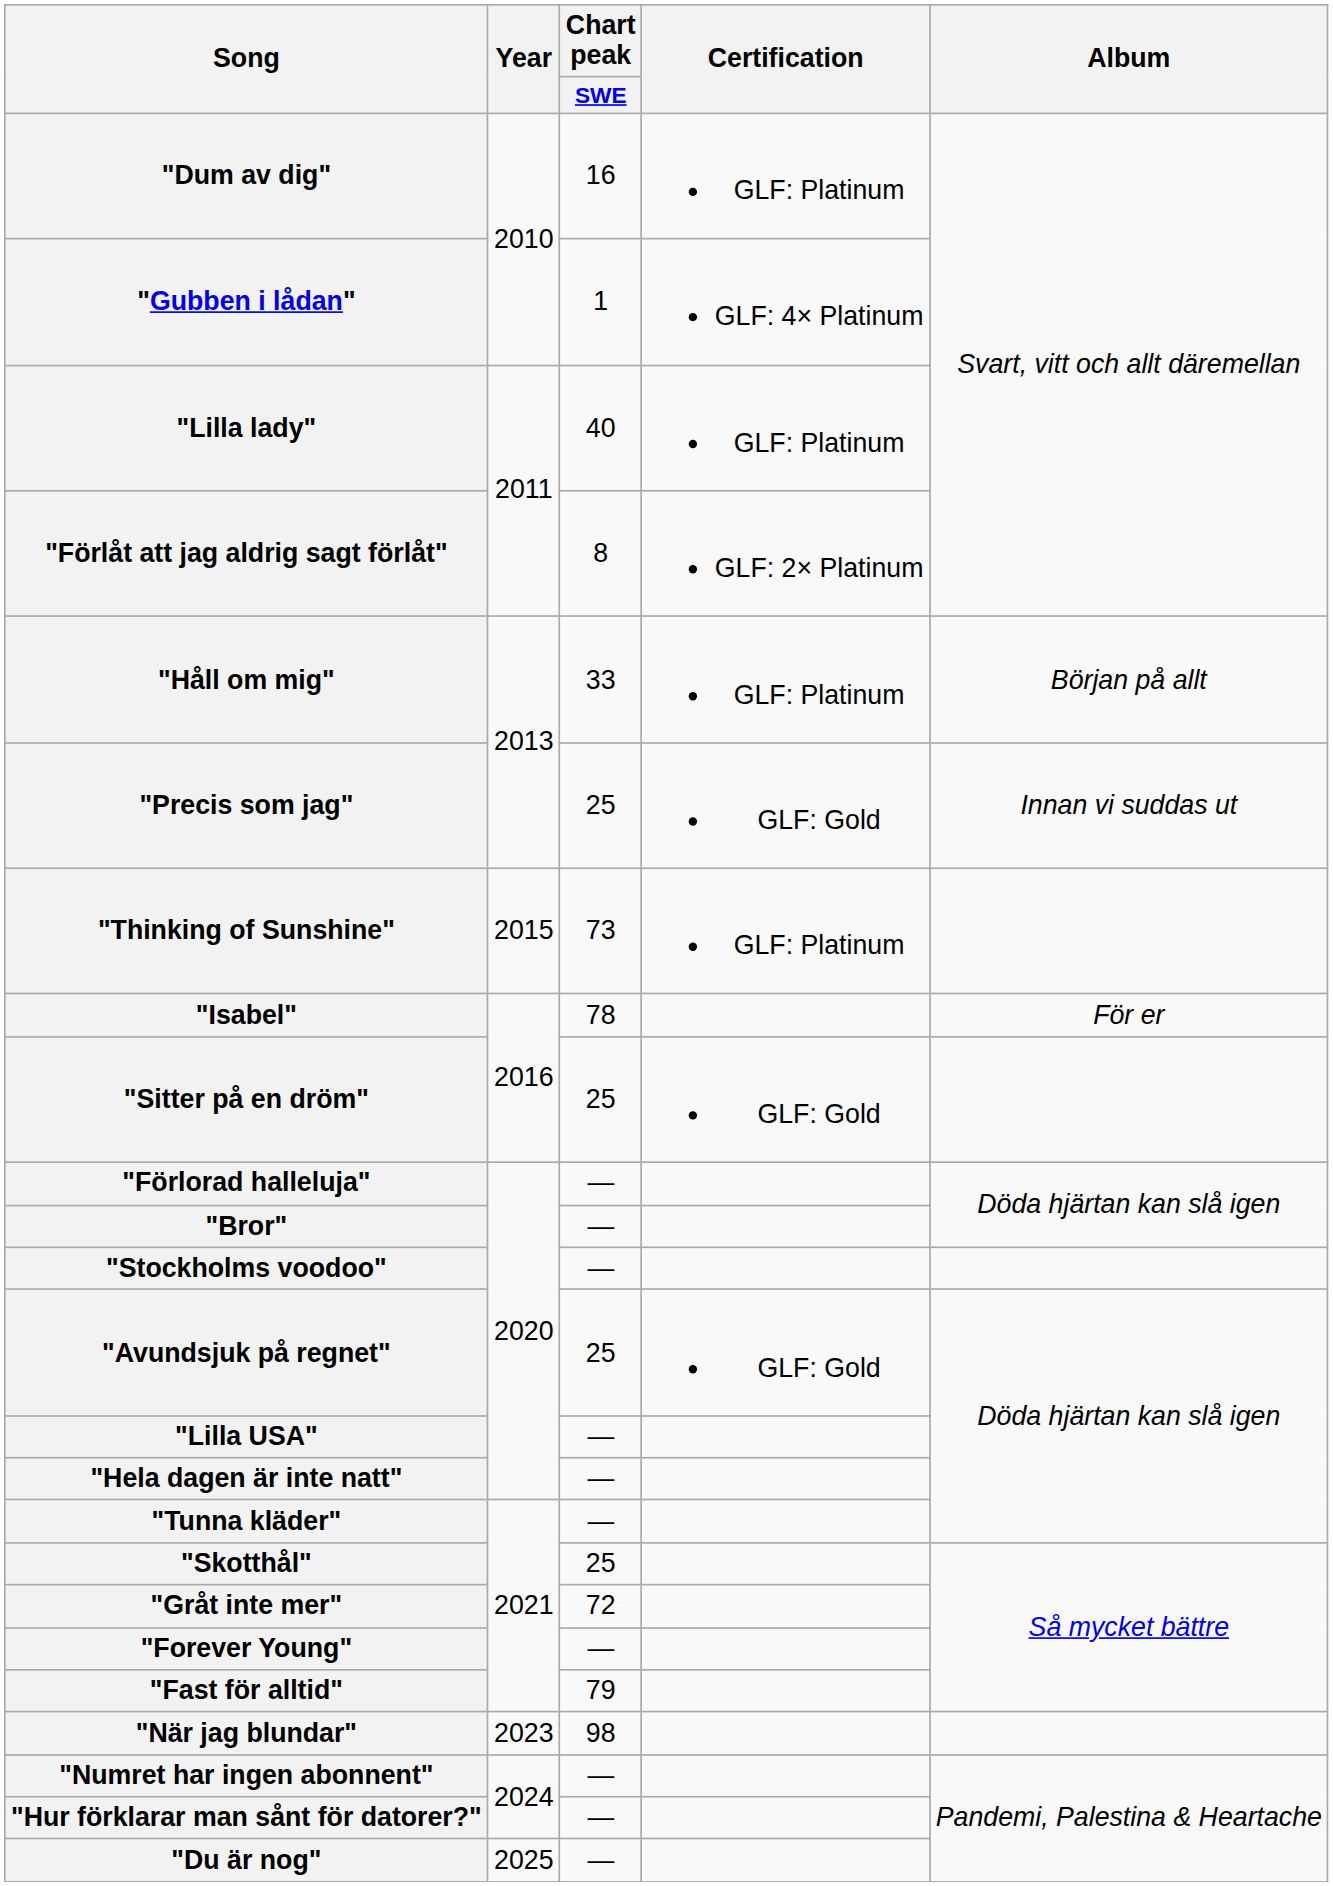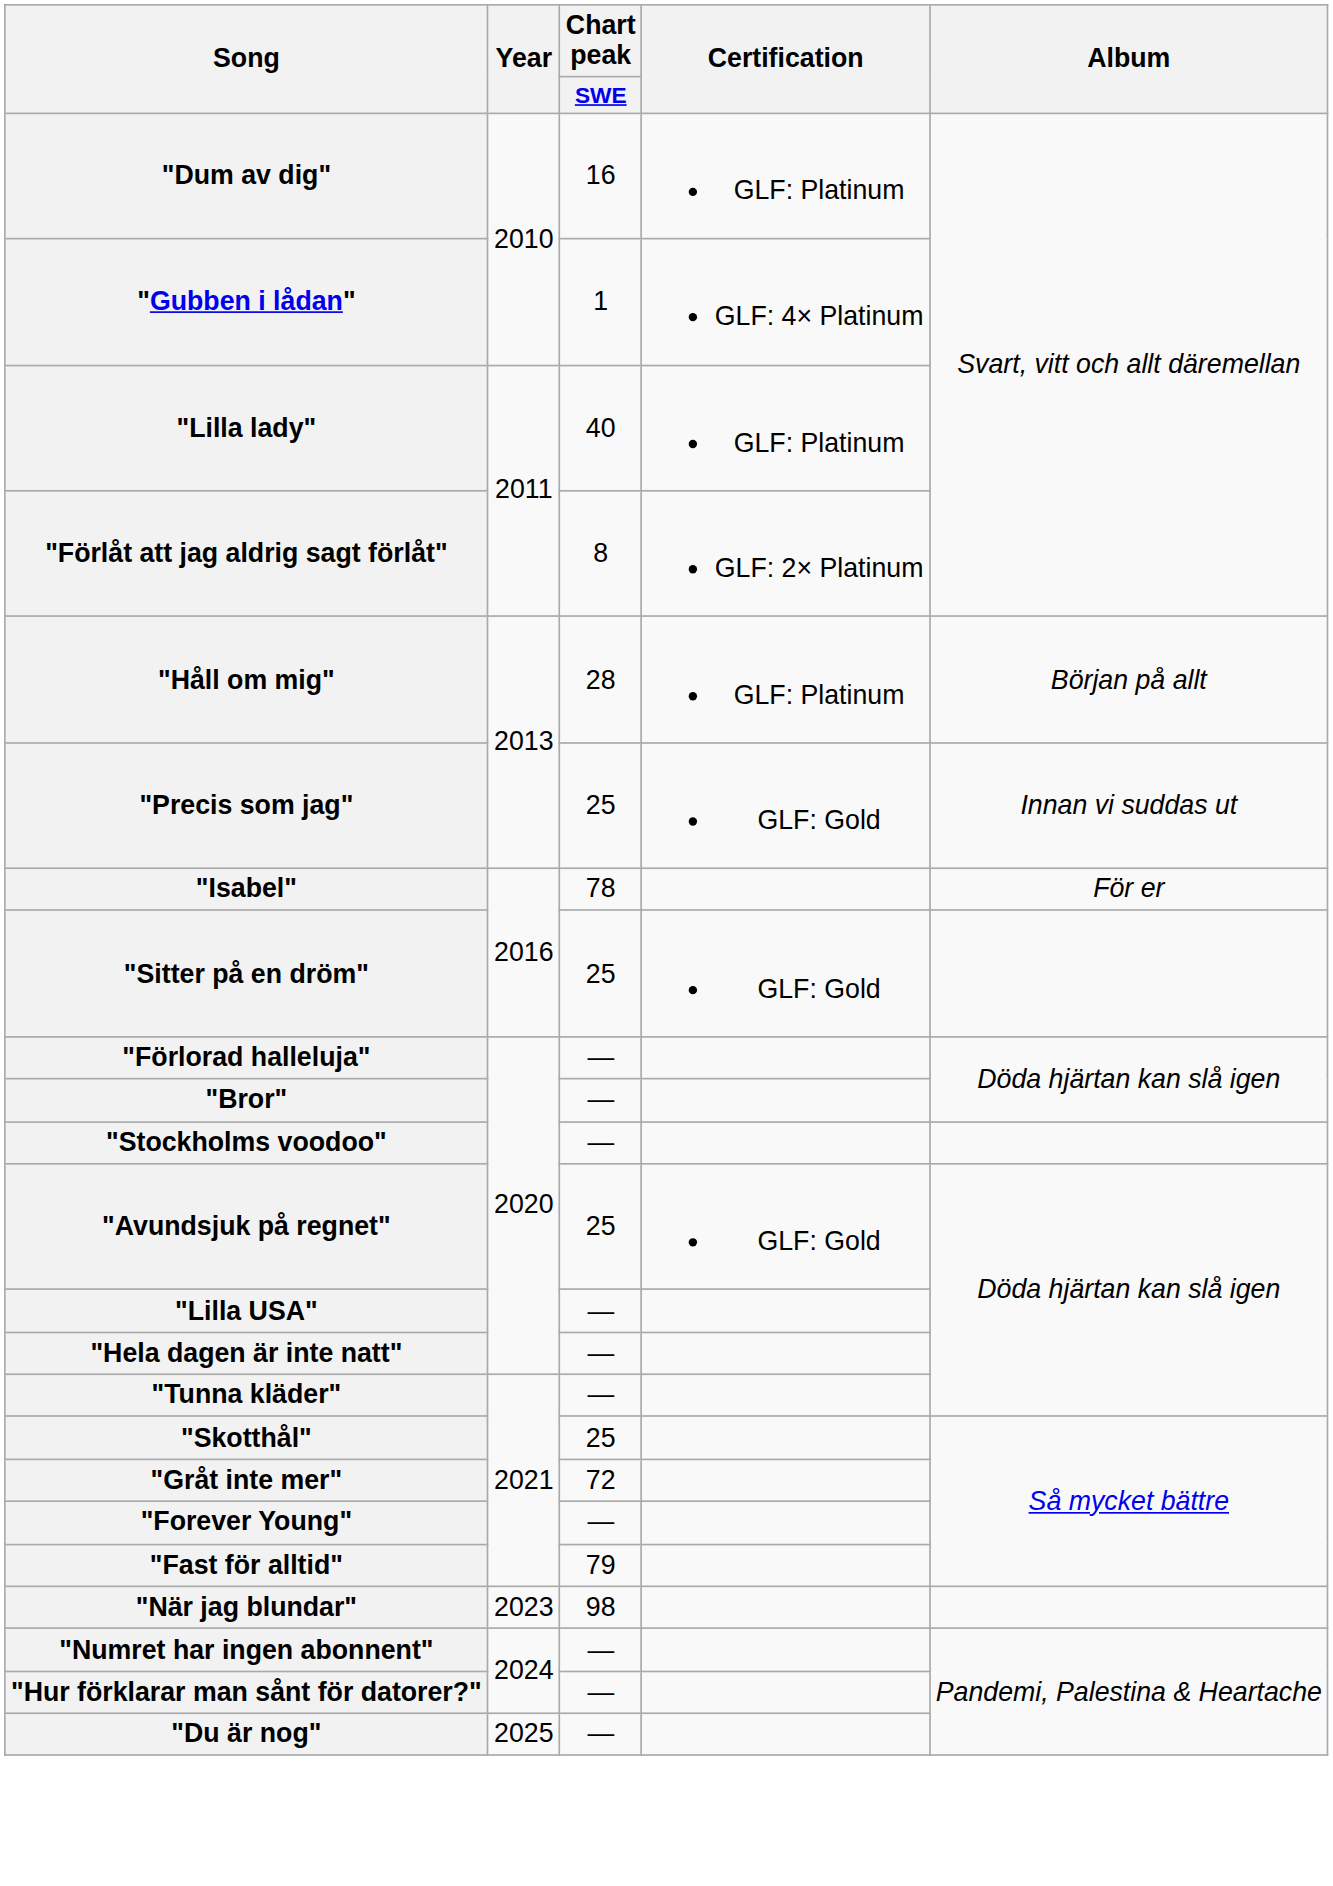(601, 679) 33 -> (601, 679) 28
- row: (246, 930)
